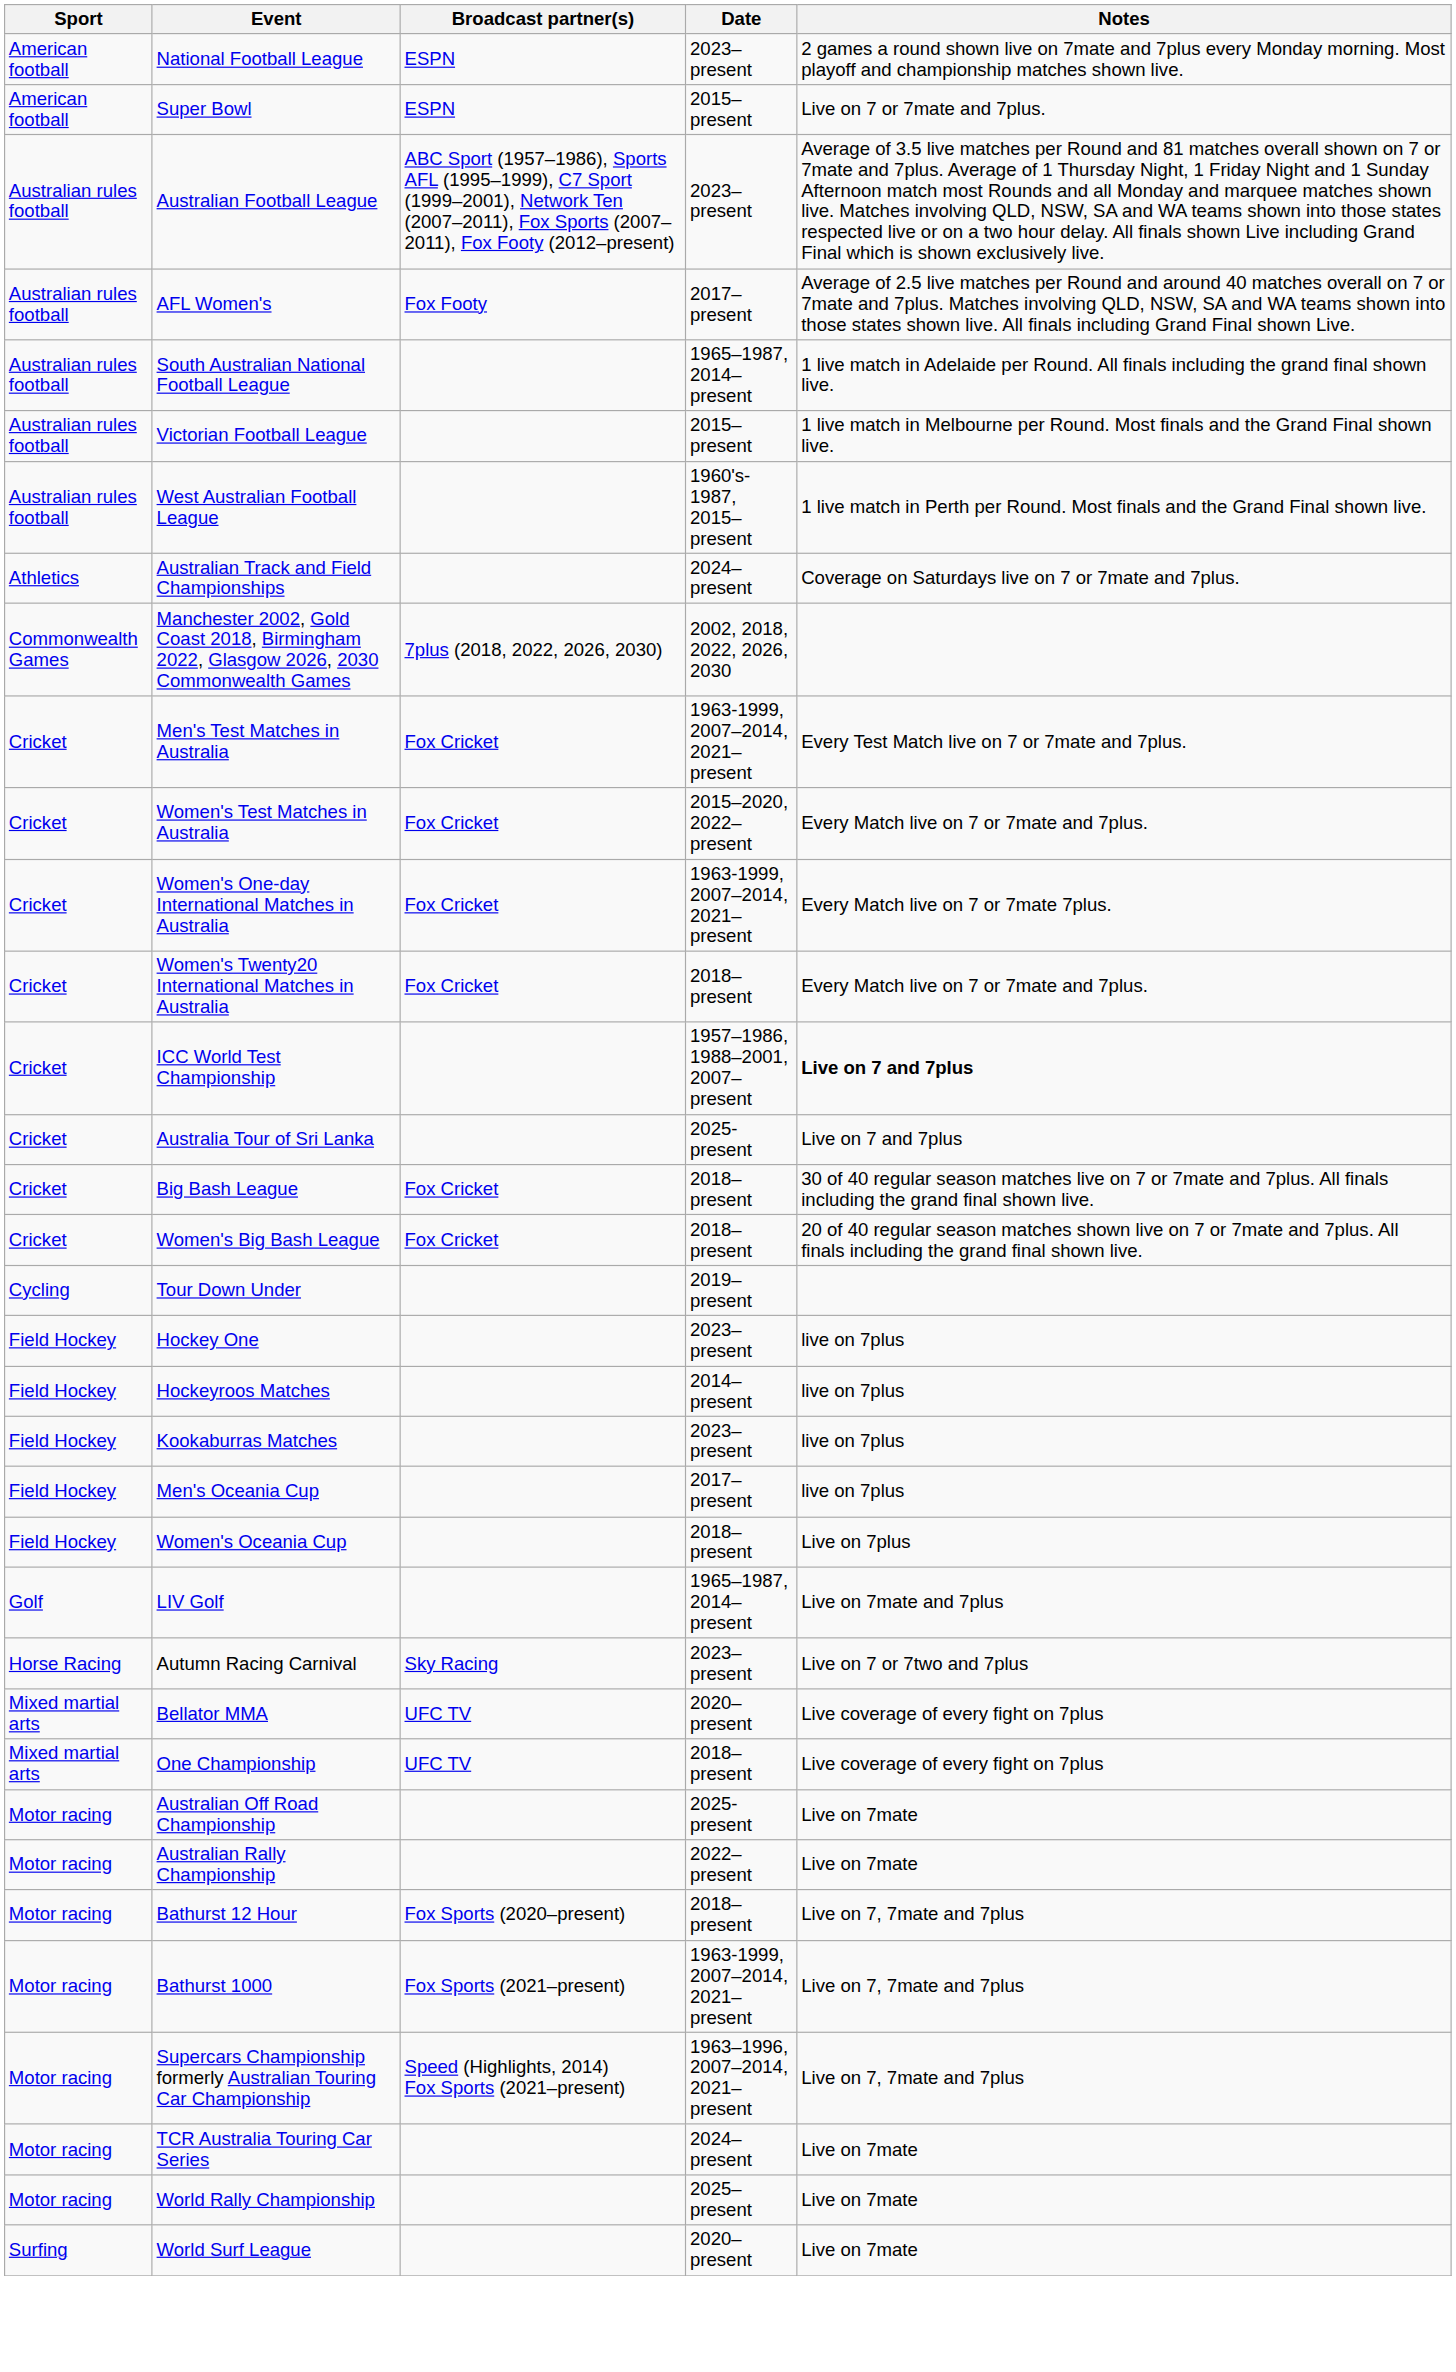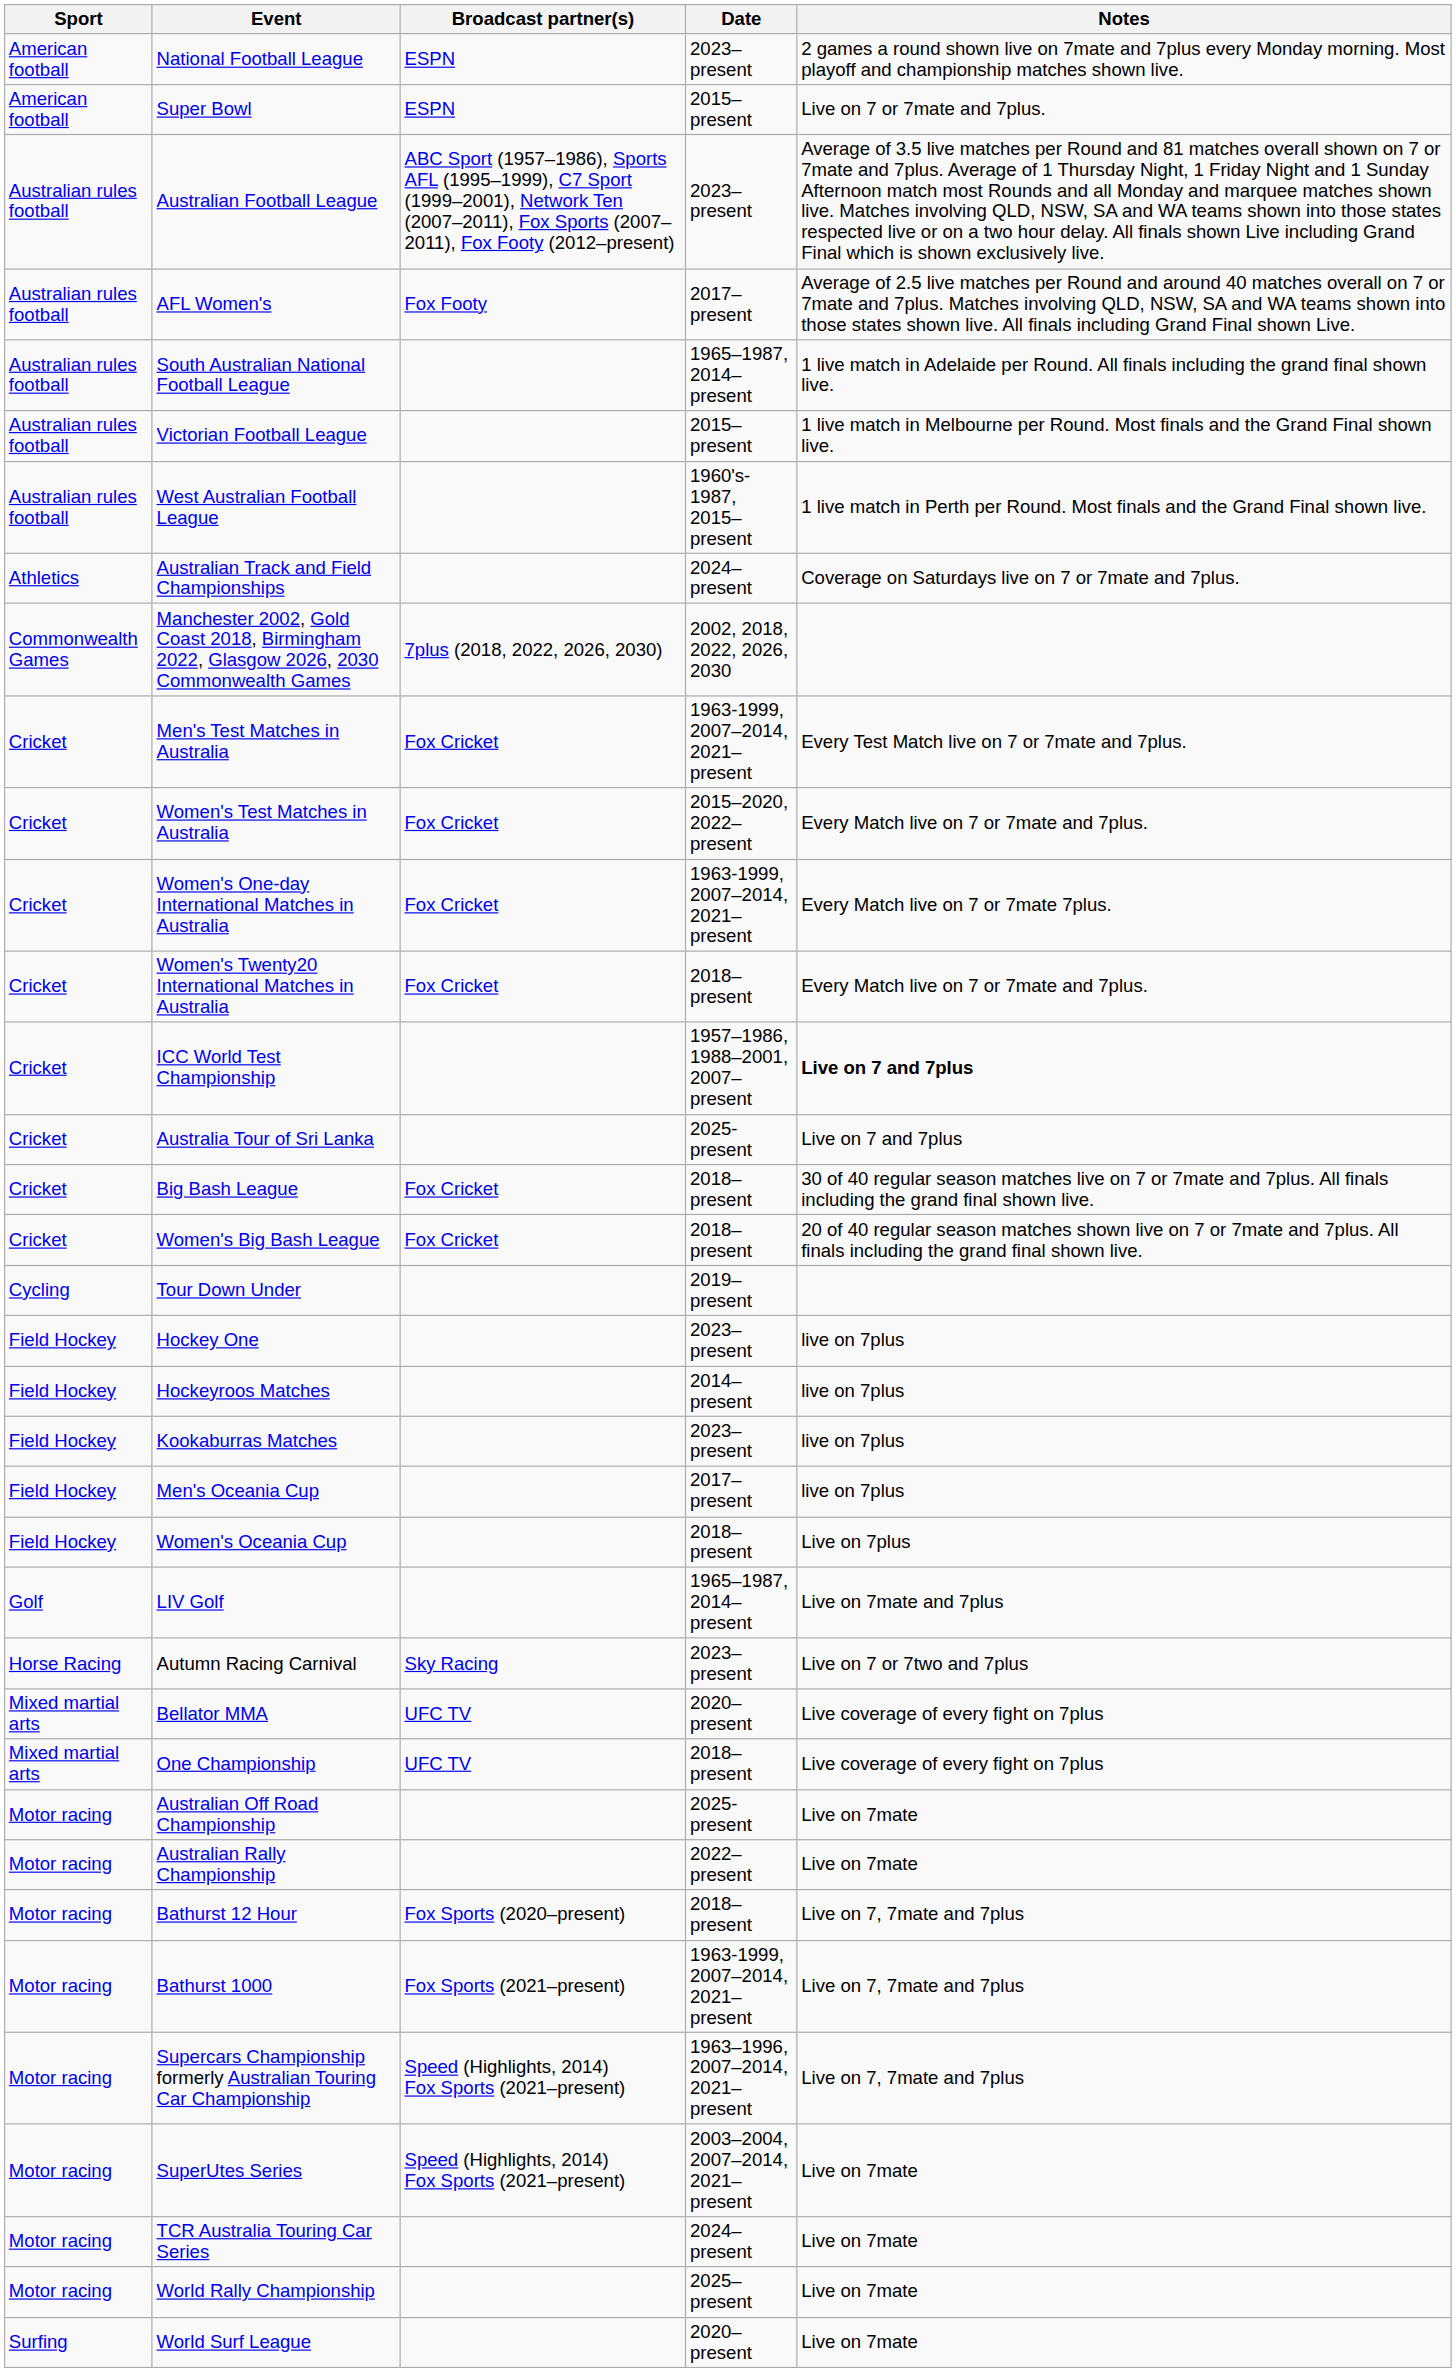+ row: (229, 2170)
